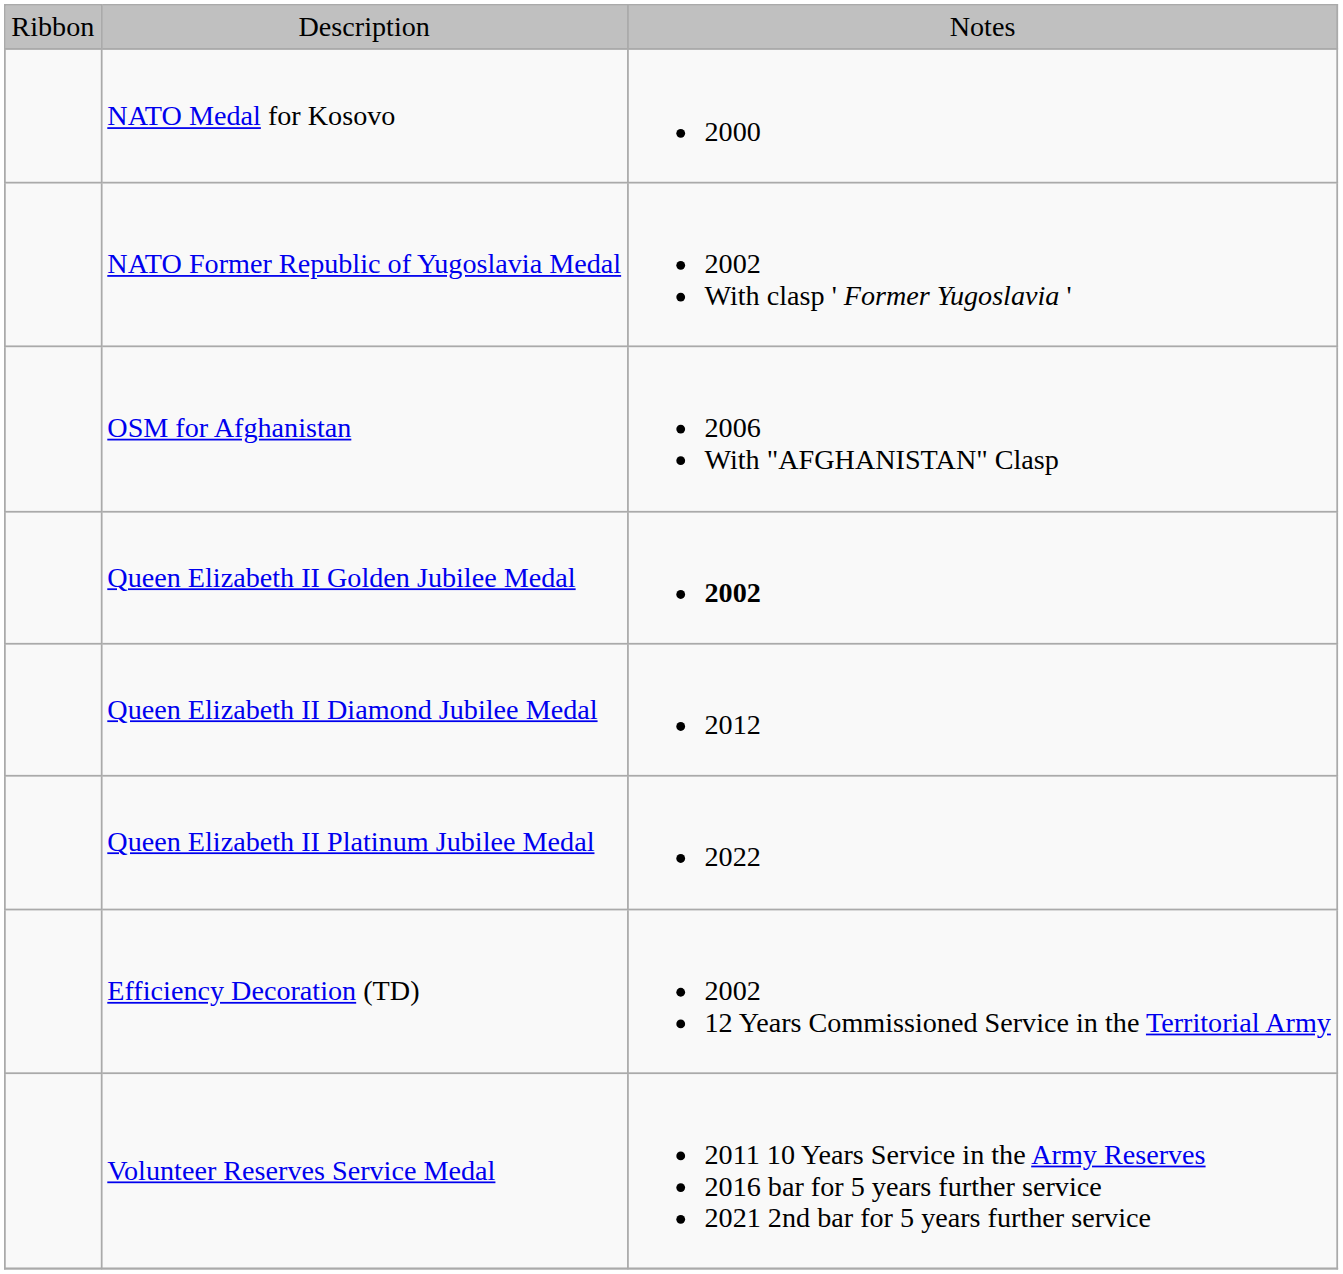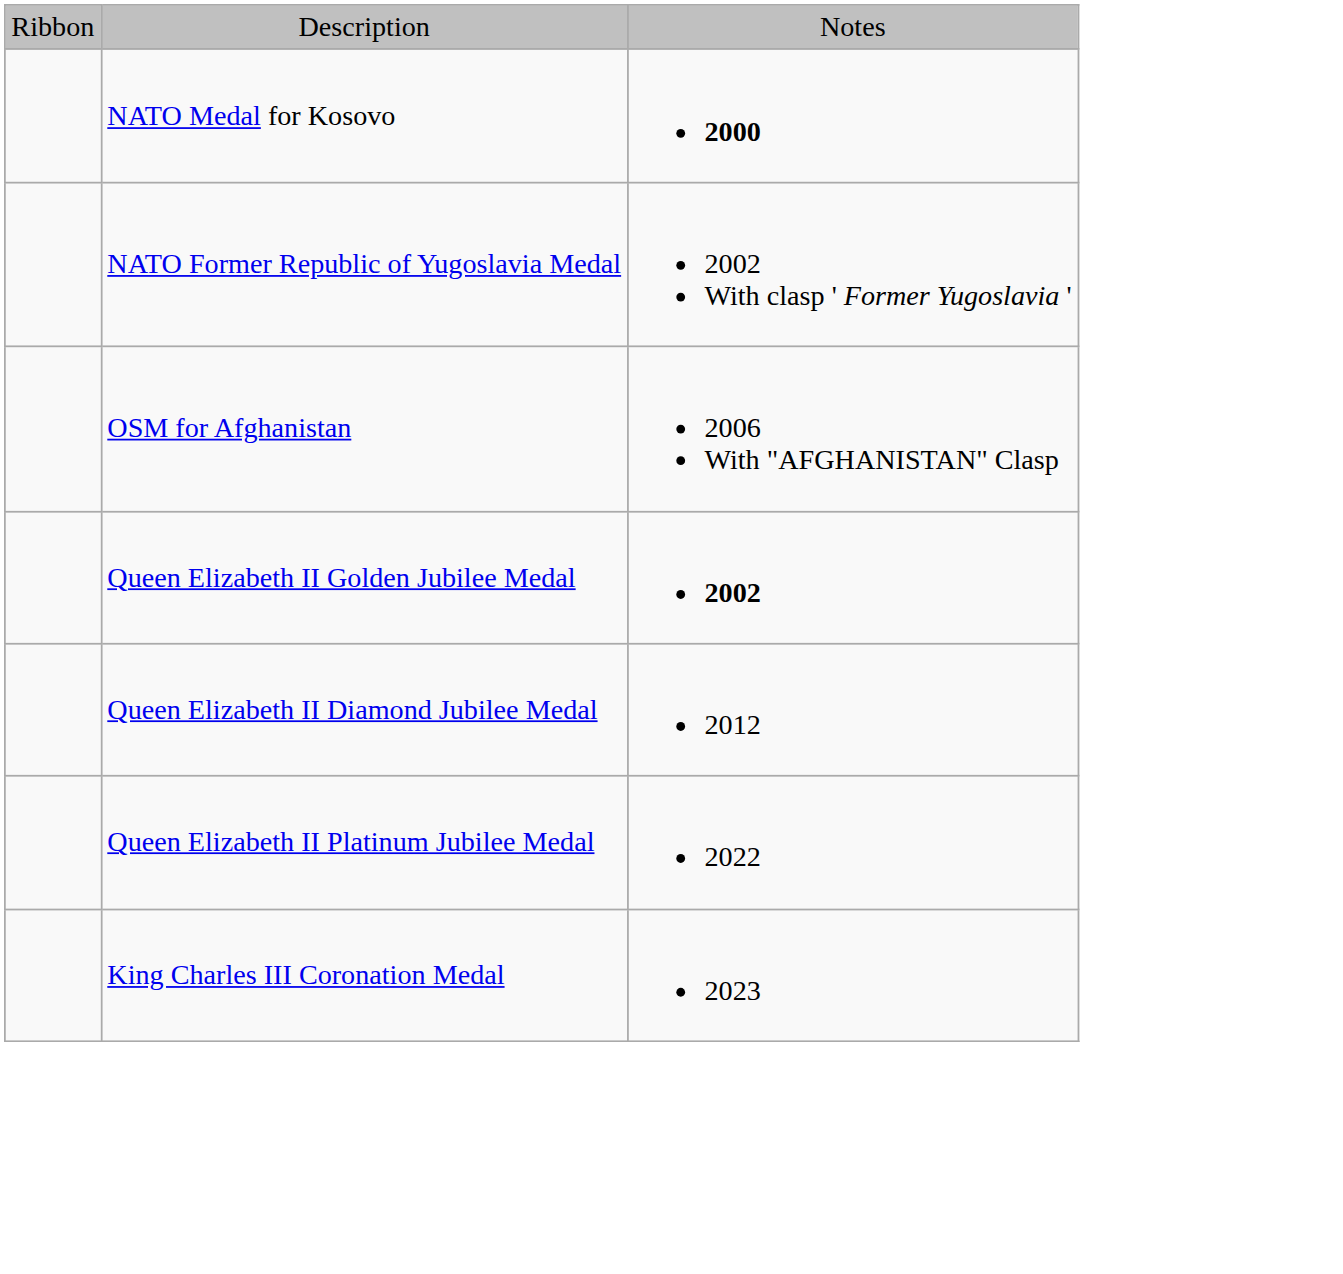(982, 132) normal -> (853, 132) bold
+ row: (306, 974)
- row: (263, 990)
- row: (301, 1170)
